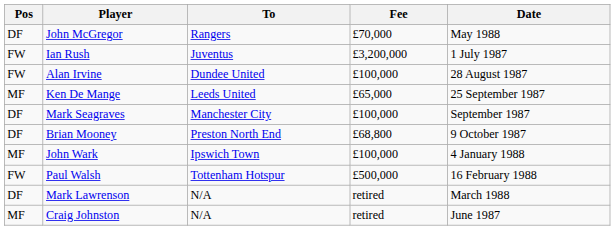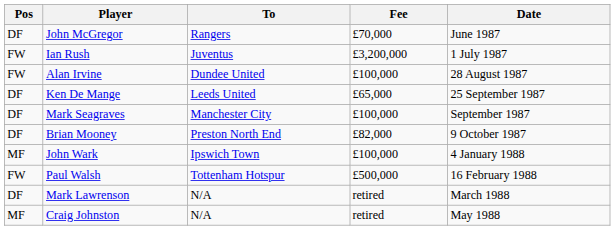(475, 34) May 1988 -> (475, 34) June 1987
(16, 94) MF -> (15, 94) DF
(372, 135) £68,800 -> (372, 135) £82,000
(475, 215) June 1987 -> (475, 215) May 1988
